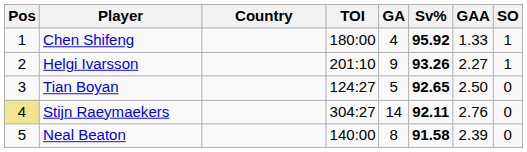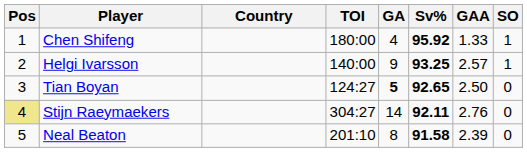(353, 64) 201:10 -> (353, 64) 140:00
(431, 64) 93.26 -> (431, 64) 93.25
(473, 64) 2.27 -> (473, 64) 2.57
(394, 87) normal -> (394, 87) bold
(353, 135) 140:00 -> (353, 135) 201:10
